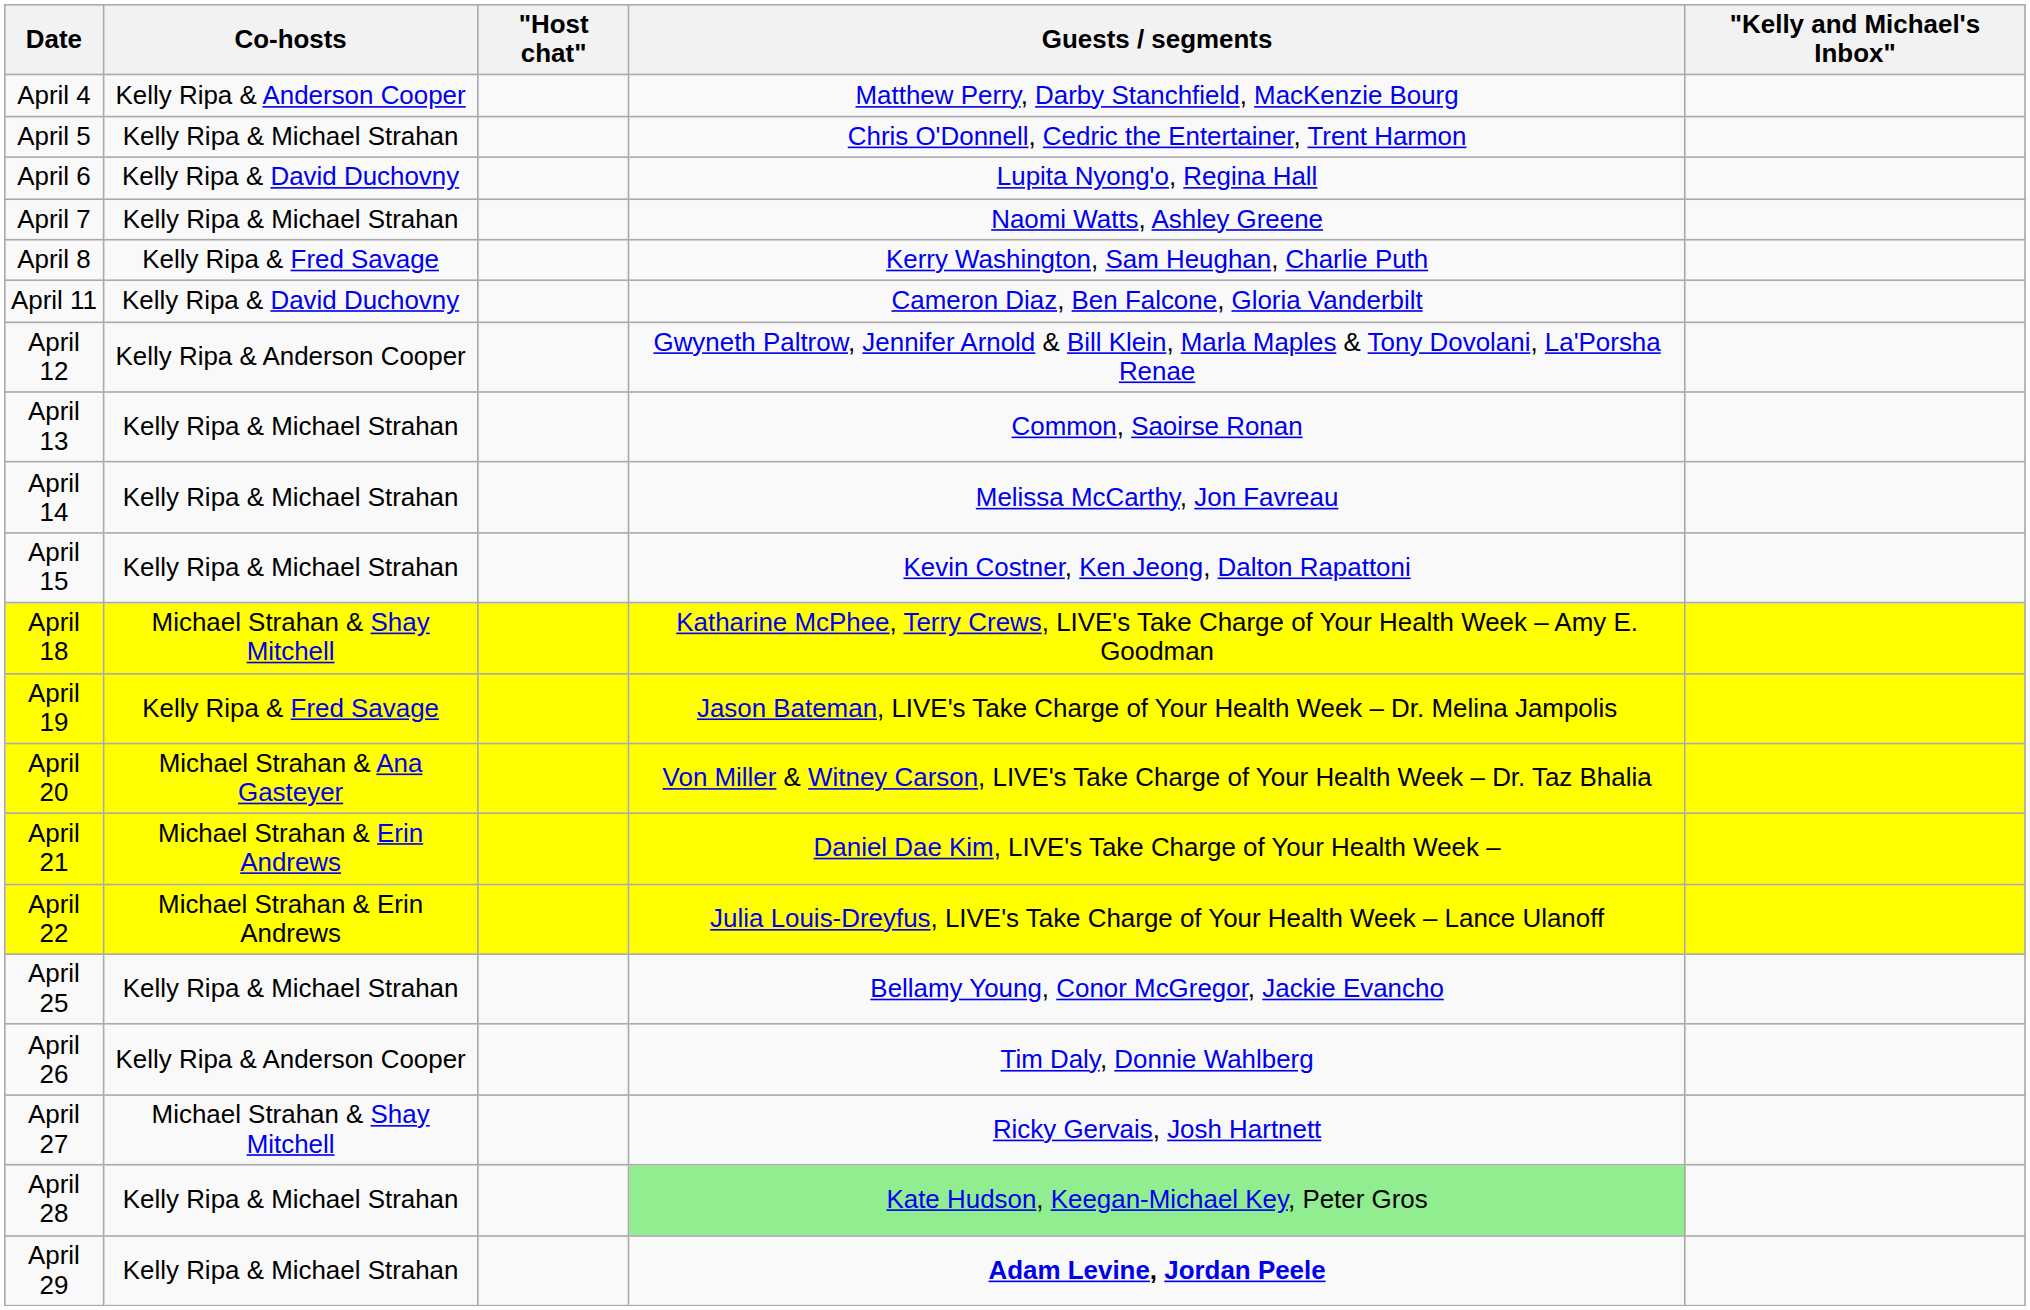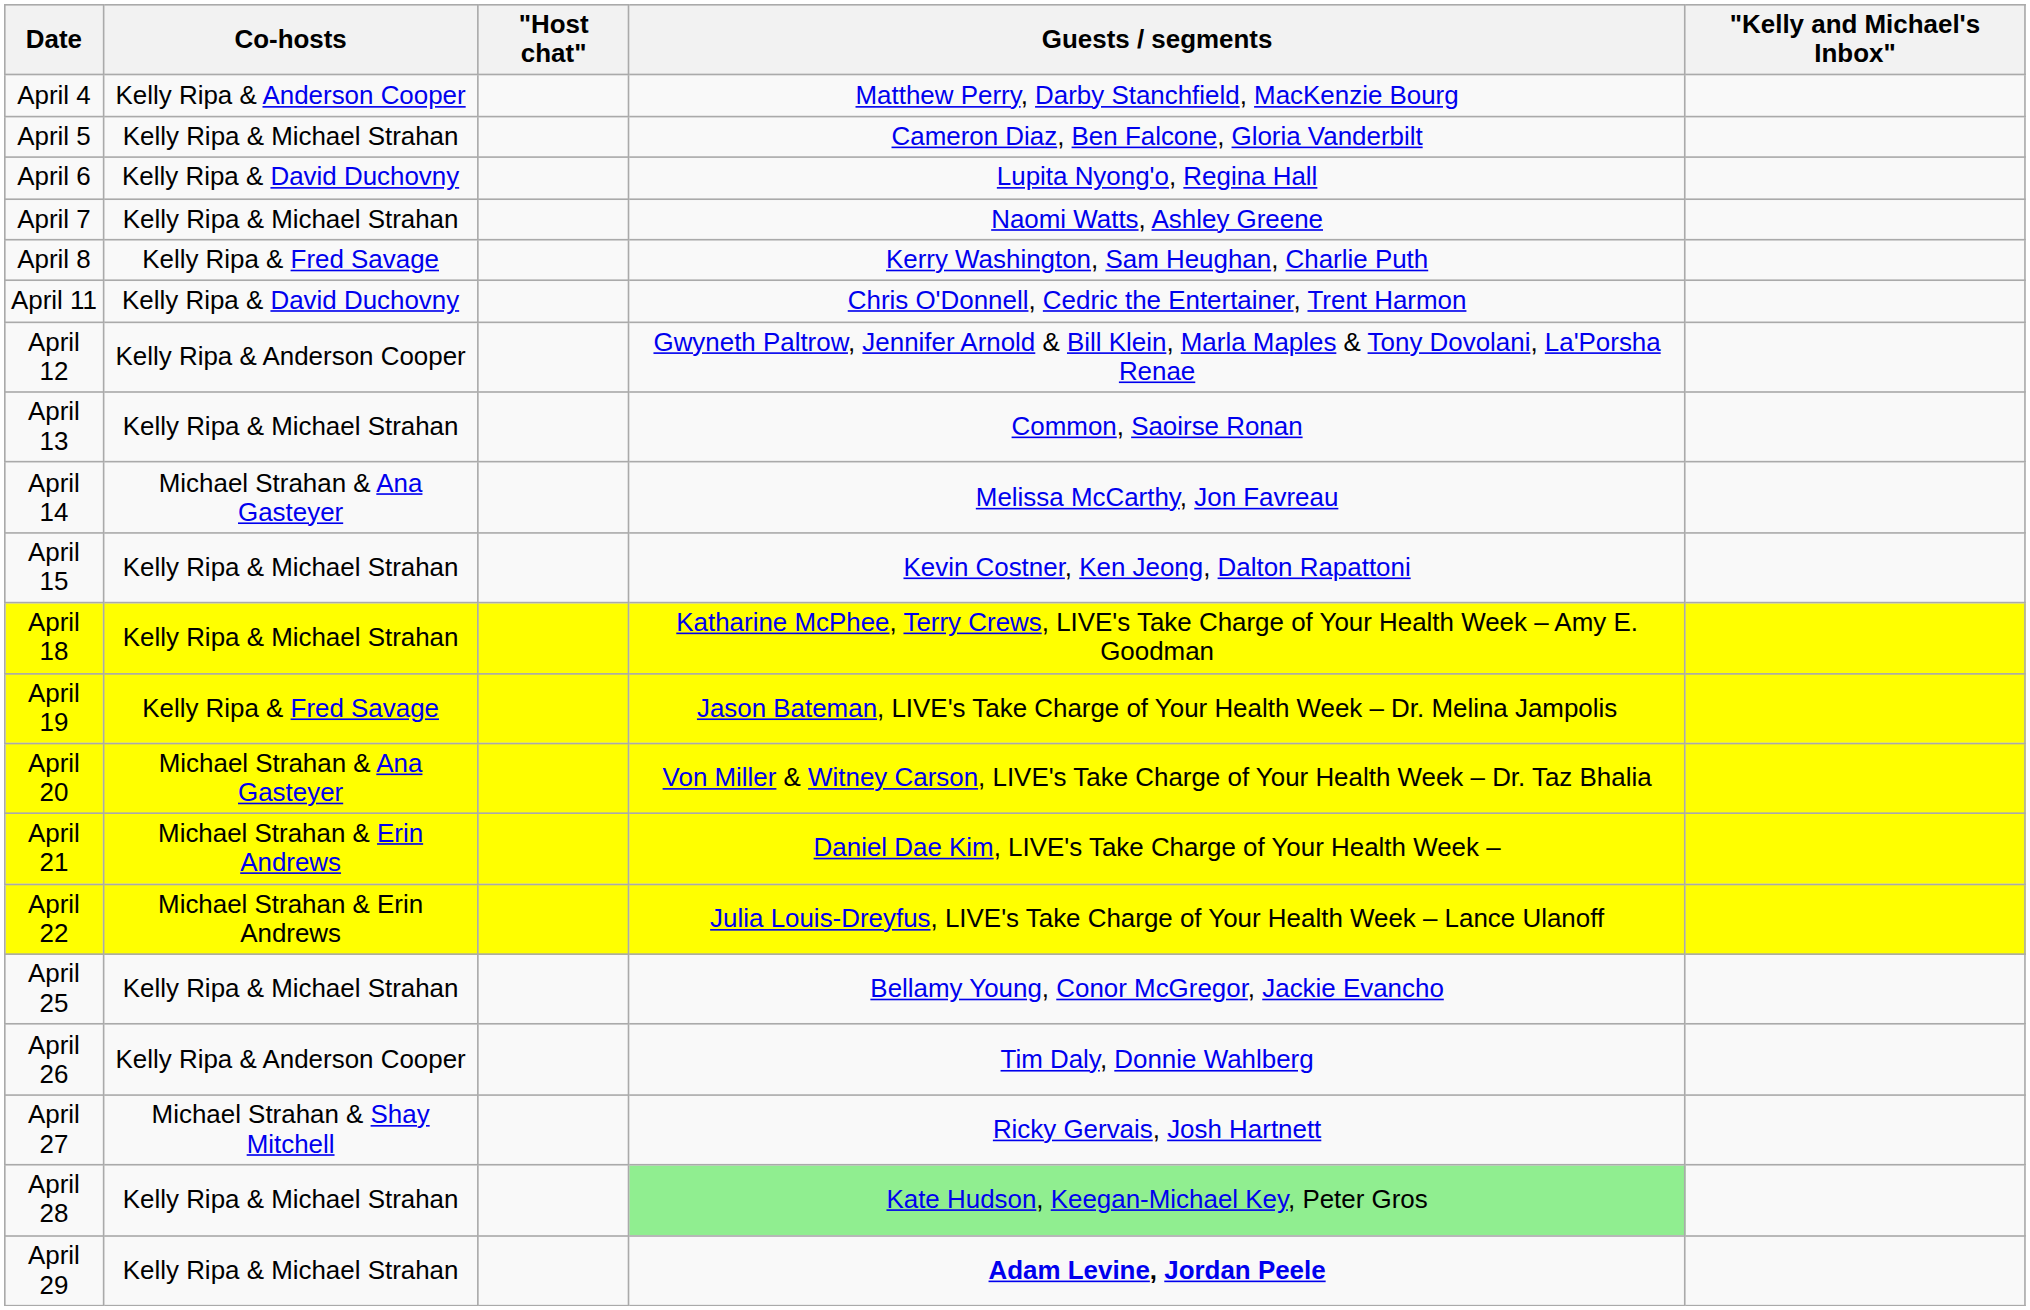(1157, 136) Chris O'Donnell, Cedric the Entertainer, Trent Harmon -> (1157, 136) Cameron Diaz, Ben Falcone, Gloria Vanderbilt
(1157, 300) Cameron Diaz, Ben Falcone, Gloria Vanderbilt -> (1157, 300) Chris O'Donnell, Cedric the Entertainer, Trent Harmon
(291, 497) Kelly Ripa & Michael Strahan -> (291, 497) Michael Strahan & Ana Gasteyer
(291, 637) Michael Strahan & Shay Mitchell -> (291, 637) Kelly Ripa & Michael Strahan
